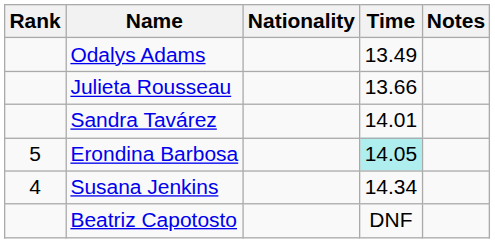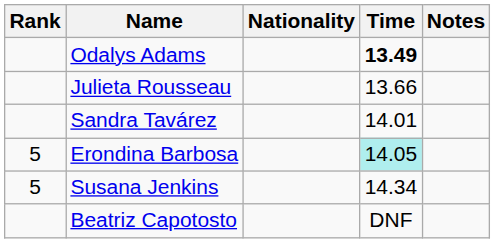(391, 54) normal -> (391, 54) bold
(35, 187) 4 -> (35, 187) 5
